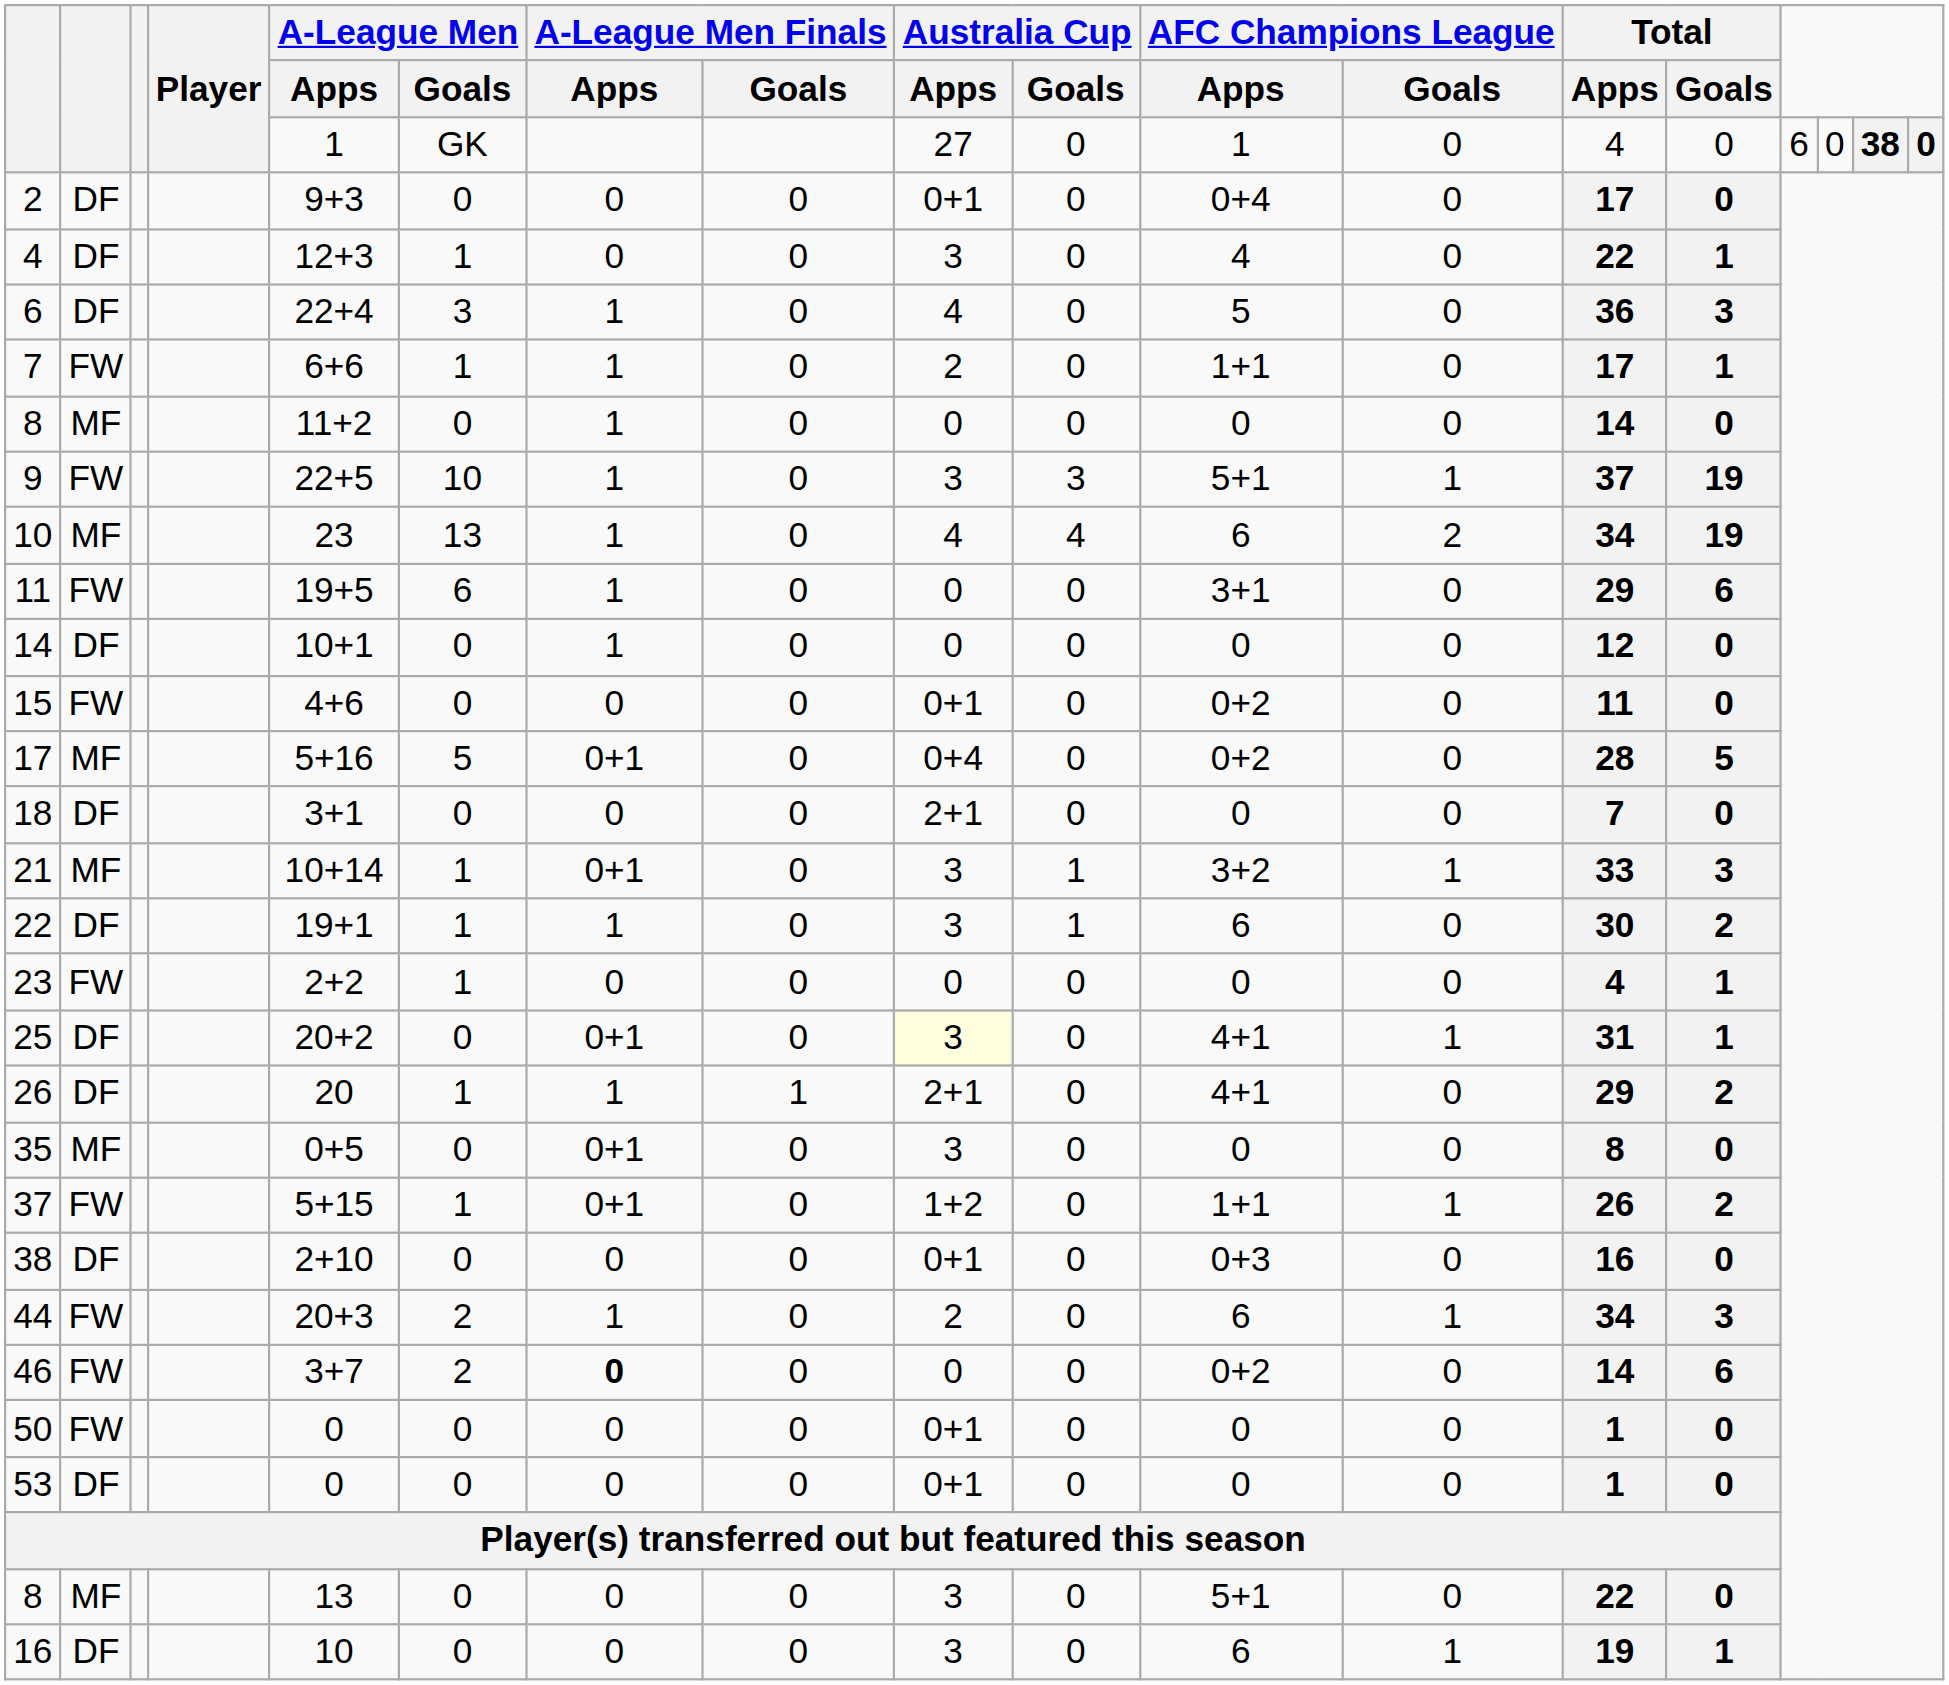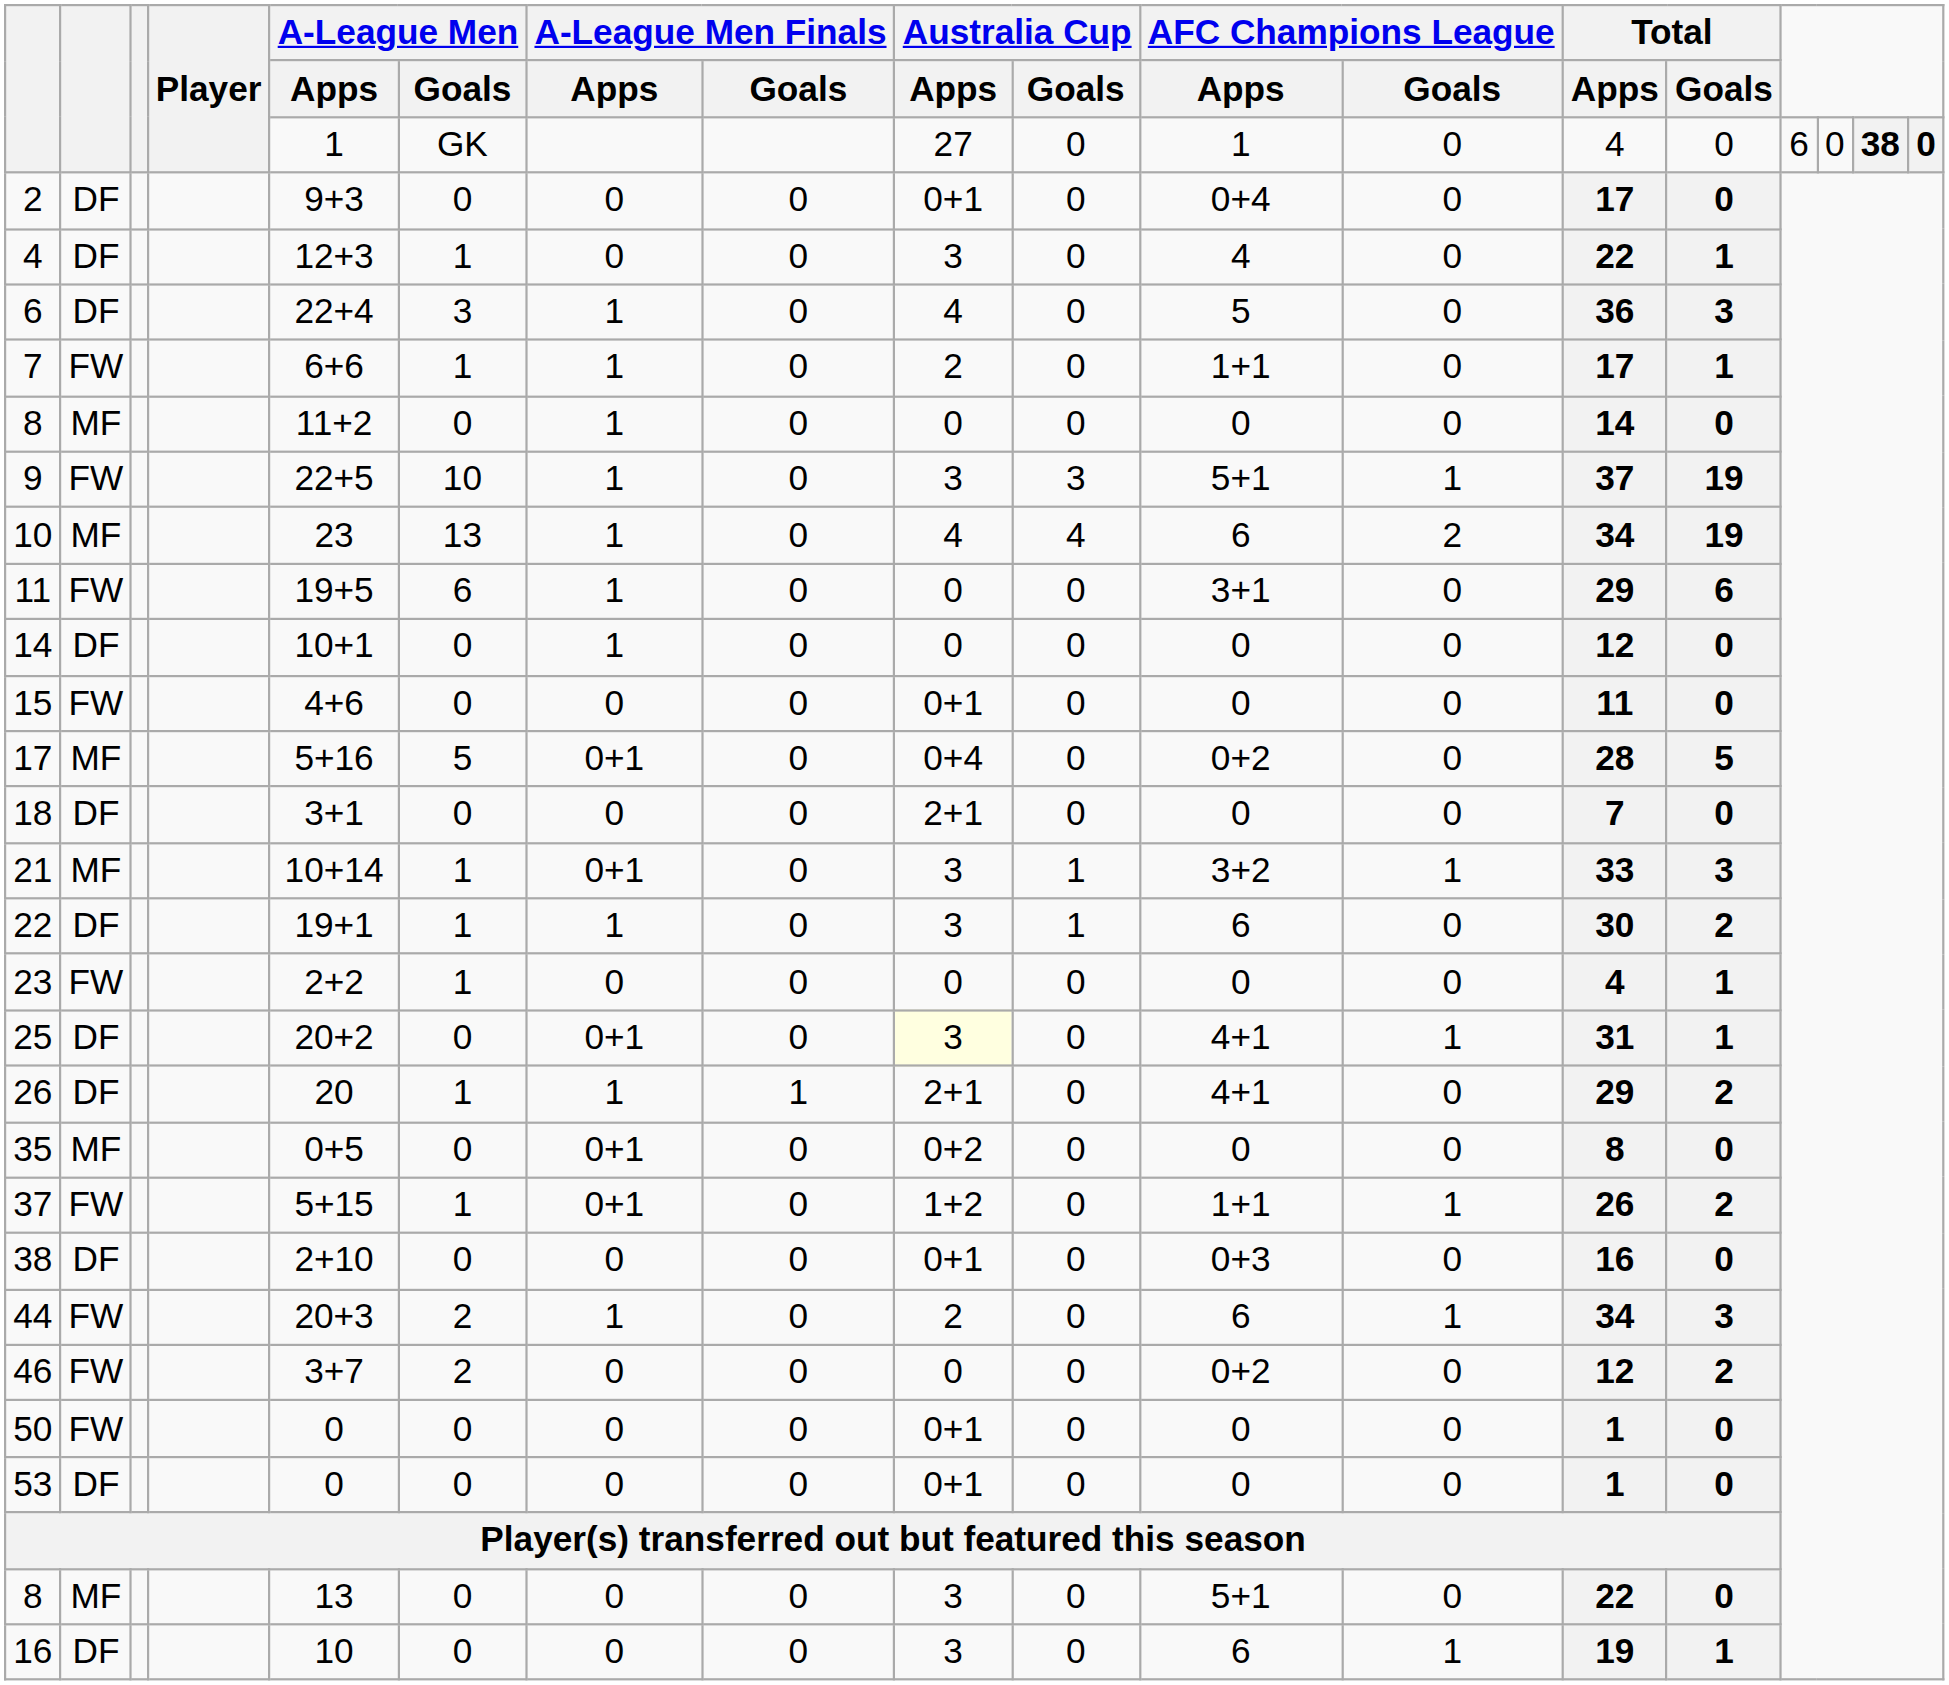(1241, 702) 0+2 -> (1241, 702) 0
(953, 1148) 3 -> (953, 1148) 0+2
(614, 1372) bold -> (614, 1372) normal
(1615, 1372) 14 -> (1615, 1372) 12
(1724, 1372) 6 -> (1724, 1372) 2
